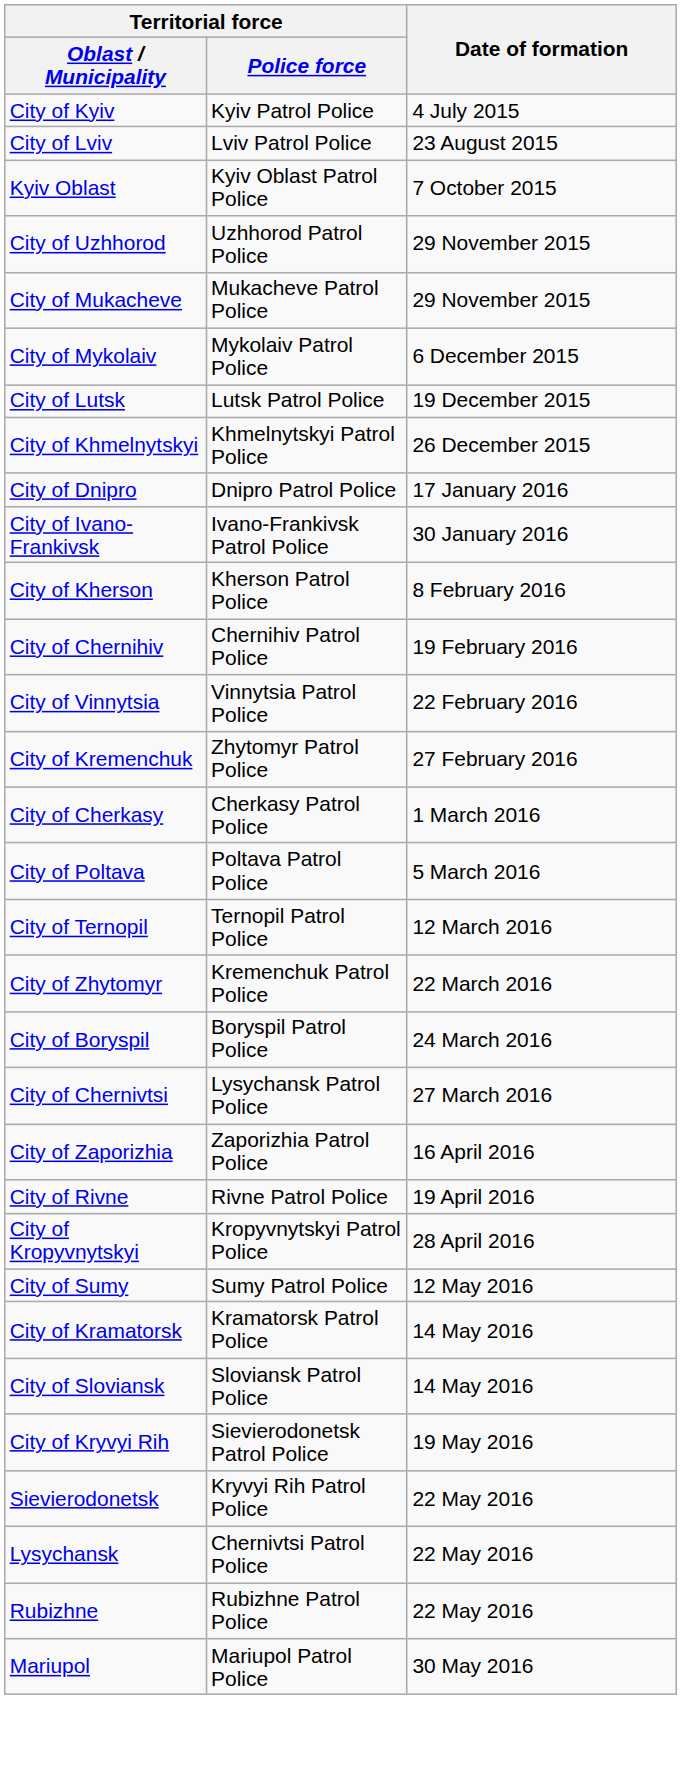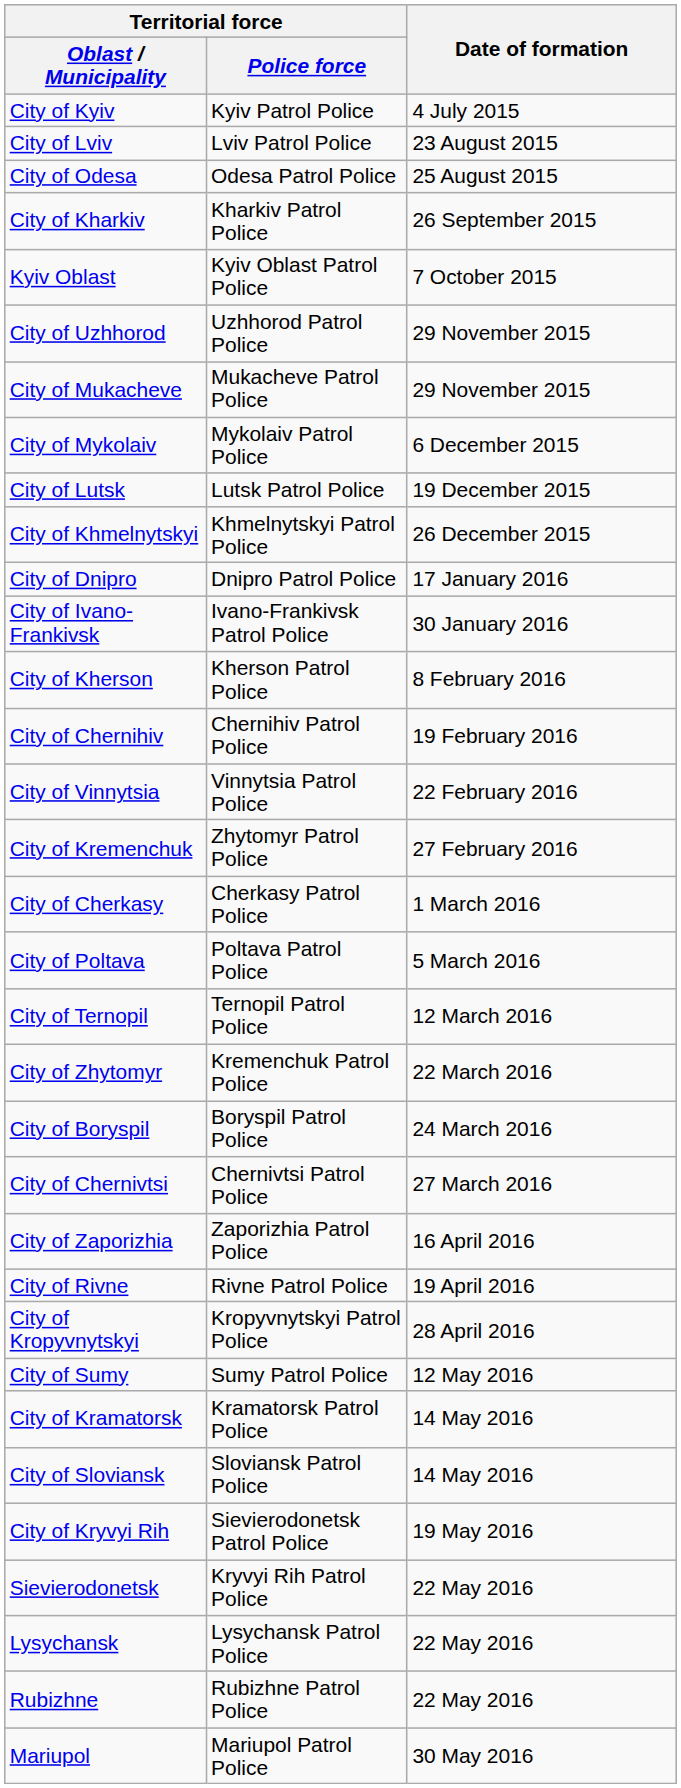+ row: (73, 176)
+ row: (77, 221)
(296, 1095) Lysychansk Patrol Police -> (288, 1184) Chernivtsi Patrol Police
(288, 1554) Chernivtsi Patrol Police -> (296, 1643) Lysychansk Patrol Police
